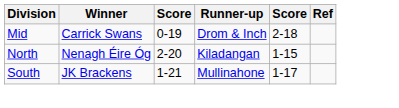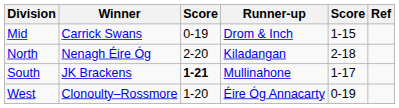(285, 34) 2-18 -> (343, 34) 1-15
(285, 53) 1-15 -> (343, 53) 2-18
(169, 73) normal -> (196, 73) bold
+ row: (21, 93)
